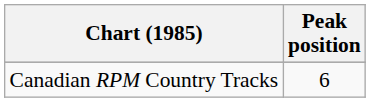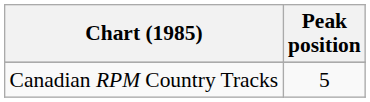(324, 79) 6 -> (324, 79) 5
